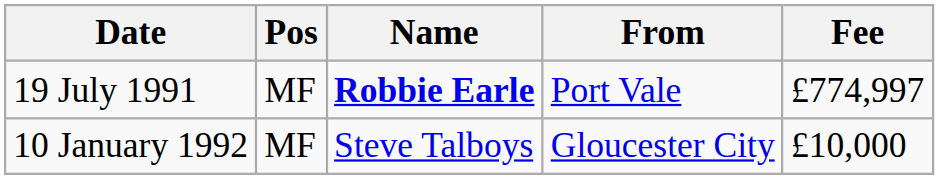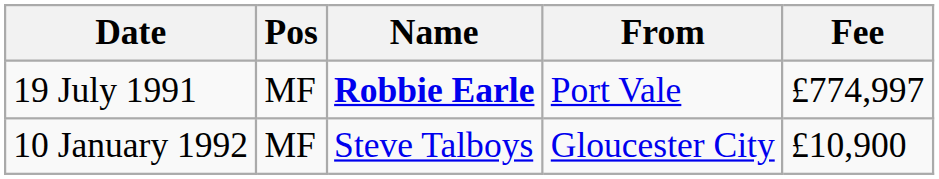(849, 145) £10,000 -> (849, 145) £10,900
